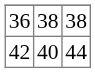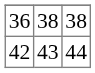(48, 51) 40 -> (48, 51) 43
